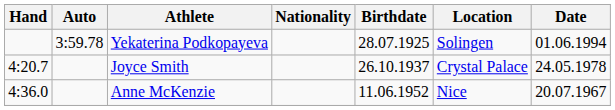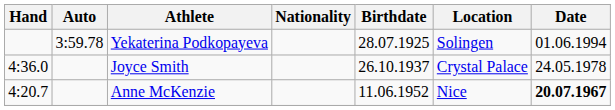(28, 67) 4:20.7 -> (28, 67) 4:36.0
(28, 92) 4:36.0 -> (28, 92) 4:20.7
(571, 92) normal -> (571, 92) bold
